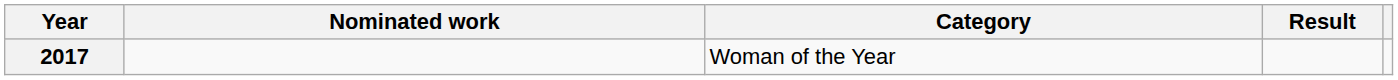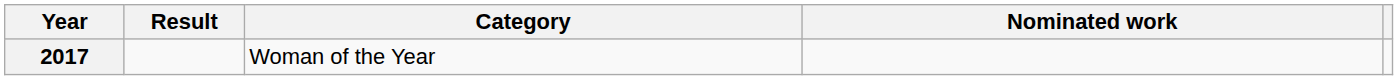columns swapped: (414, 21) <-> (1322, 21)
